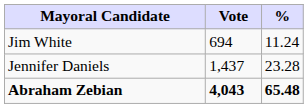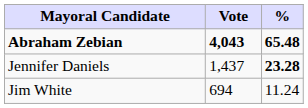rows swapped: (65, 90) <-> (40, 41)
(282, 66) normal -> (282, 66) bold
